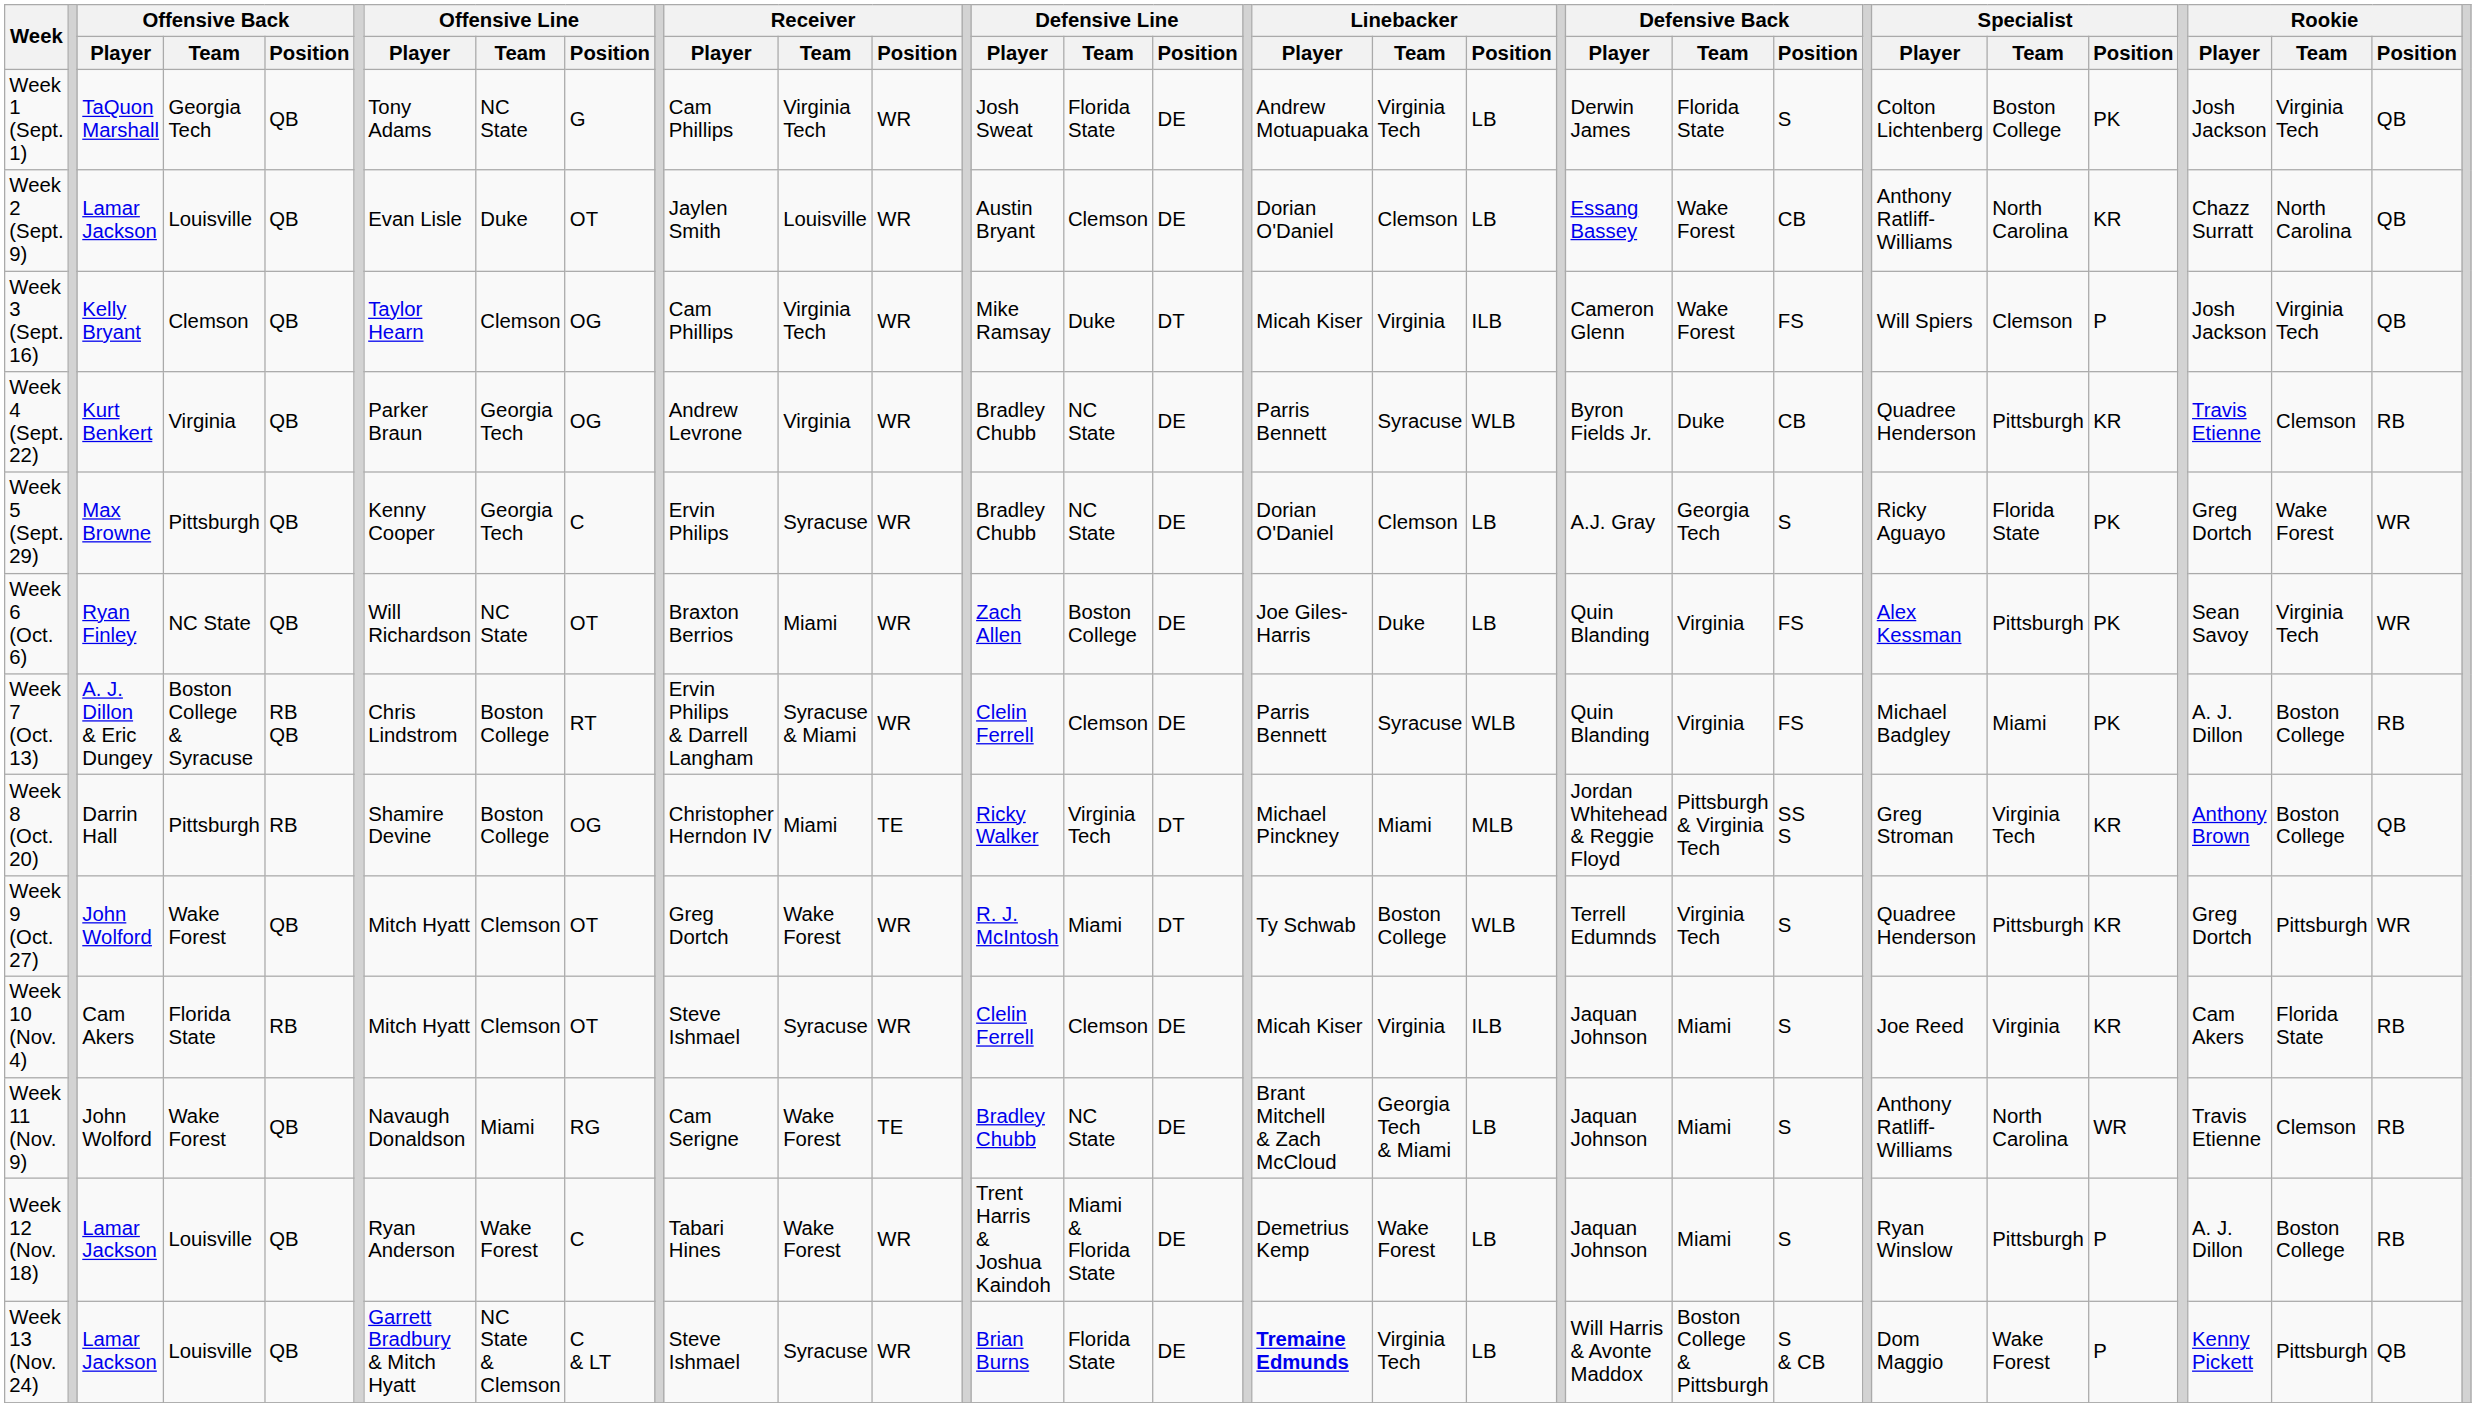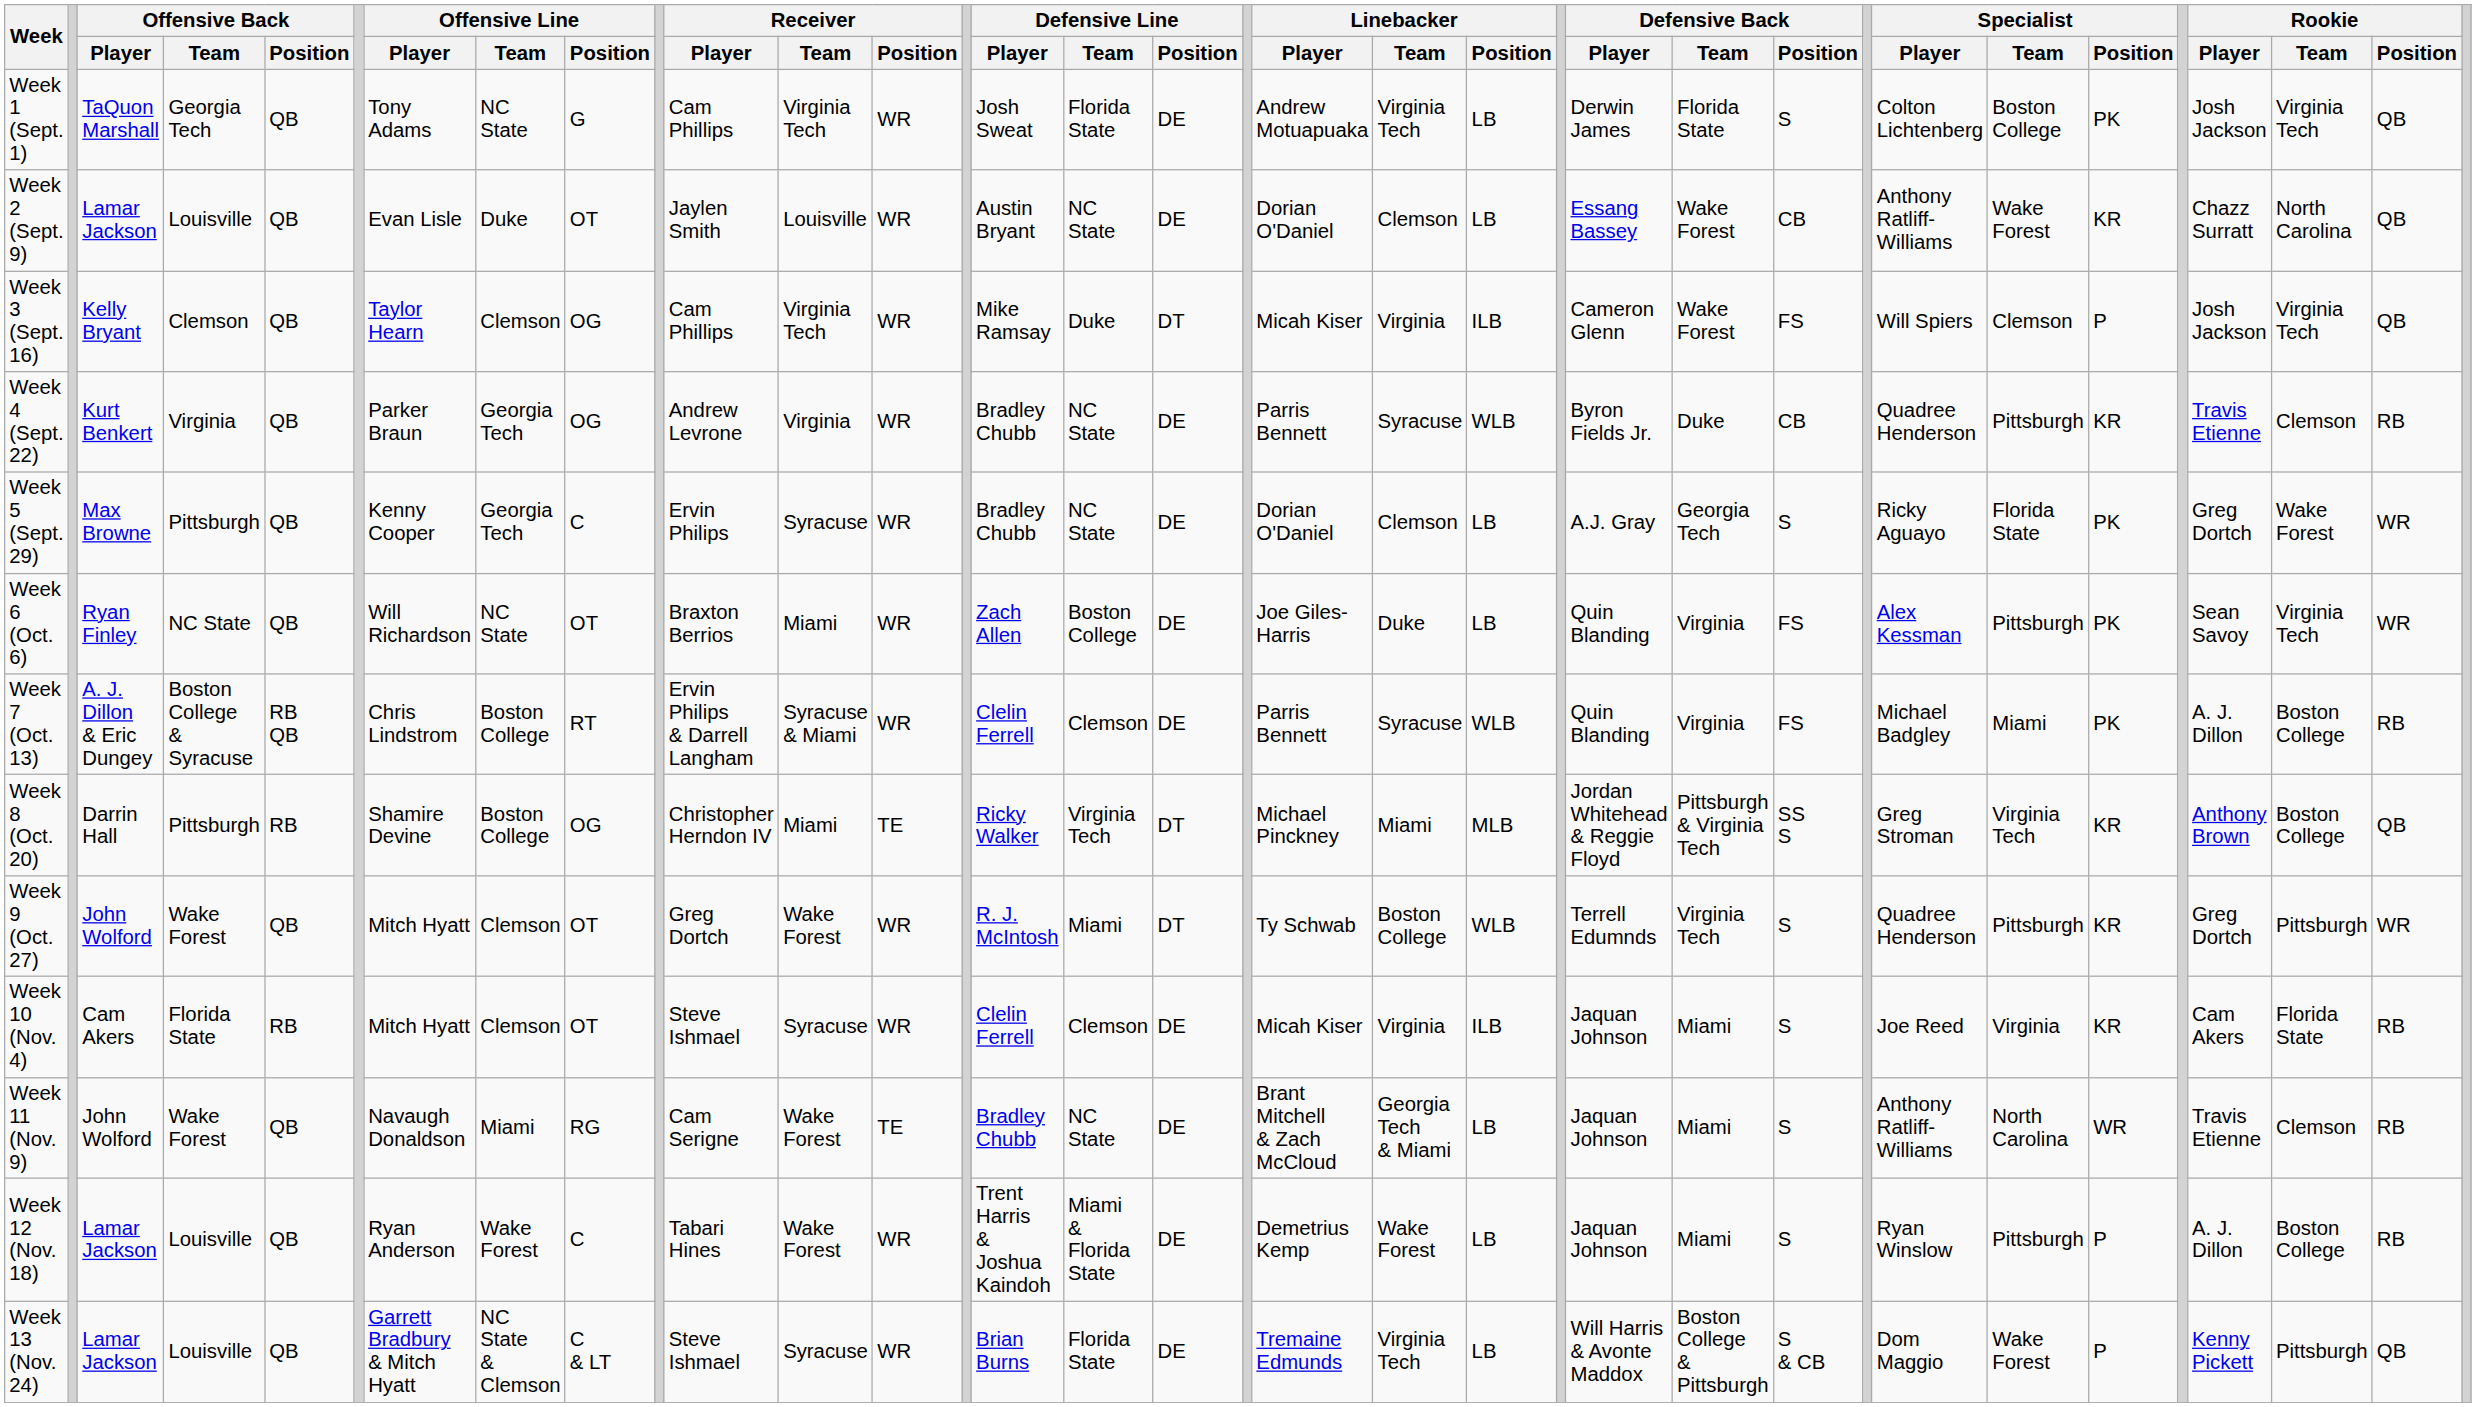(1108, 220) Clemson -> (1092, 220) NC State
(2030, 220) North Carolina -> (2021, 220) Wake Forest
(1303, 1351) bold -> (1299, 1351) normal
